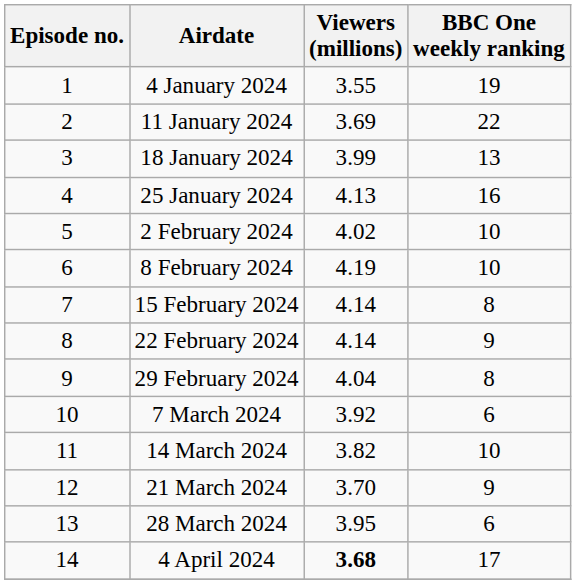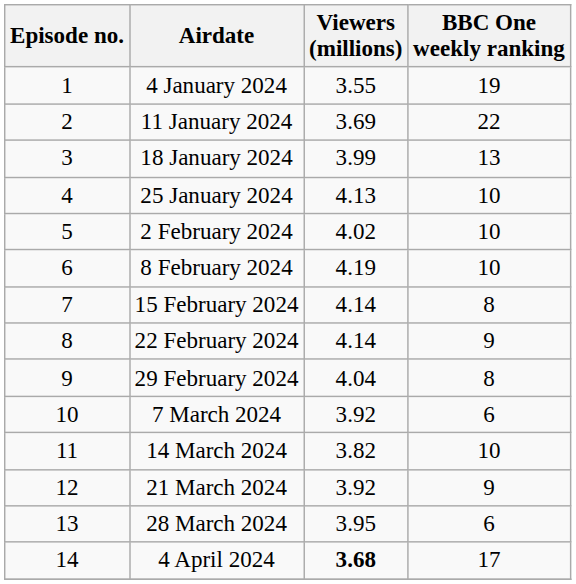(489, 194) 16 -> (489, 194) 10
(356, 487) 3.70 -> (356, 487) 3.92
